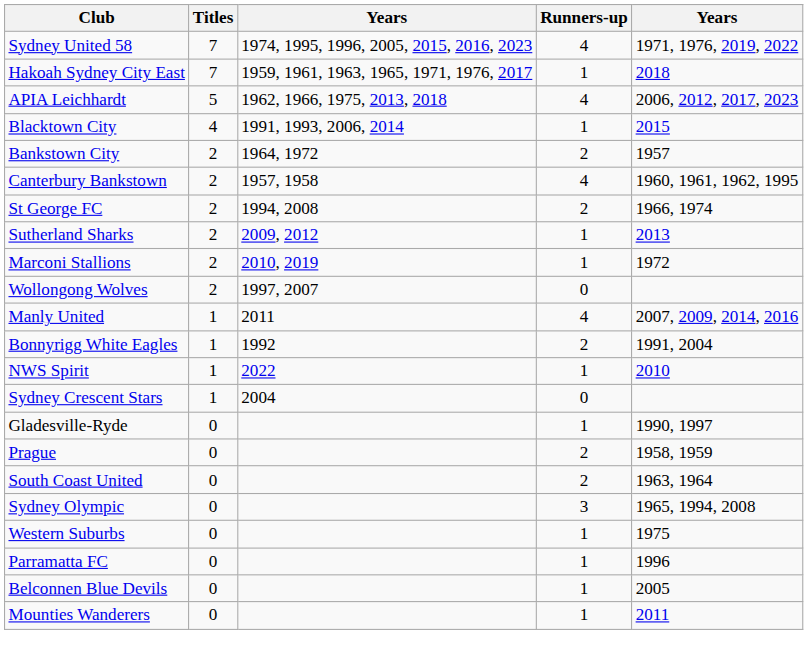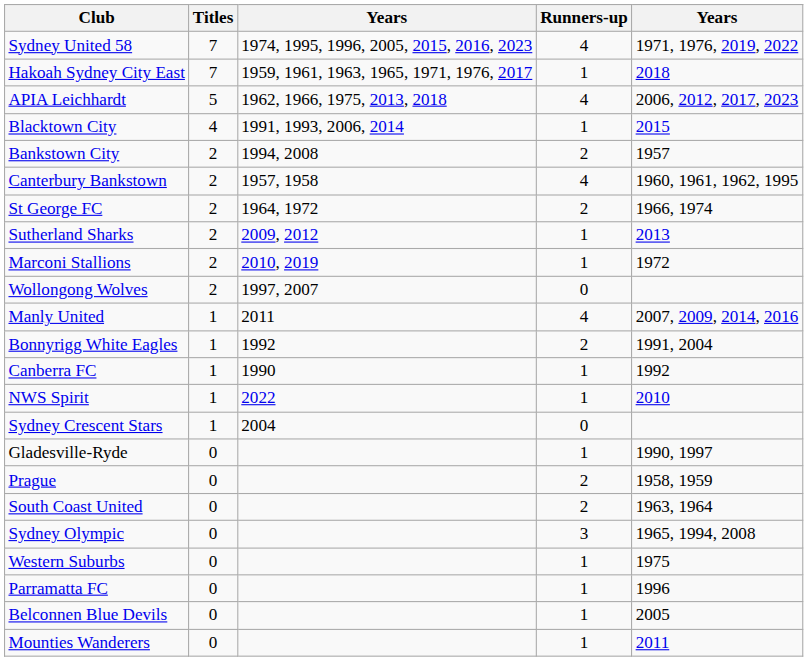(280, 153) 1964, 1972 -> (280, 153) 1994, 2008
(280, 208) 1994, 2008 -> (280, 208) 1964, 1972
+ row: (52, 371)
